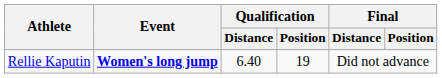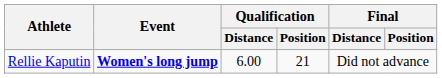(249, 61) 6.40 -> (249, 61) 6.00
(303, 61) 19 -> (303, 61) 21
